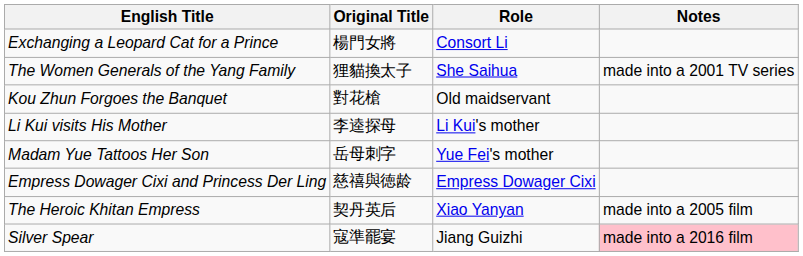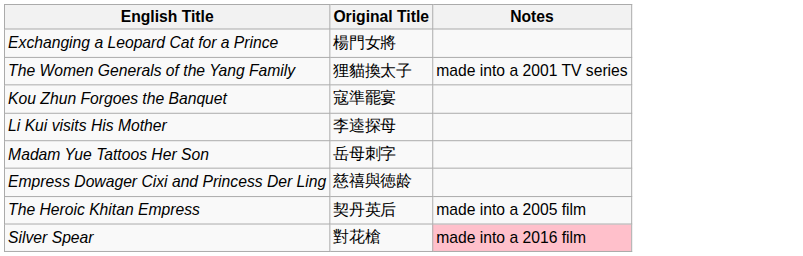- column: (516, 16)
(357, 98) 對花槍 -> (365, 98) 寇準罷宴
(365, 237) 寇準罷宴 -> (357, 237) 對花槍
